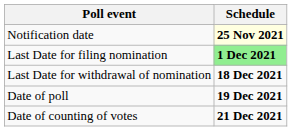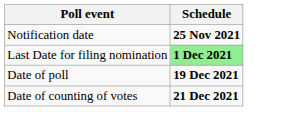(250, 34) lightyellow background -> (207, 34) no background
- row: (109, 75)
